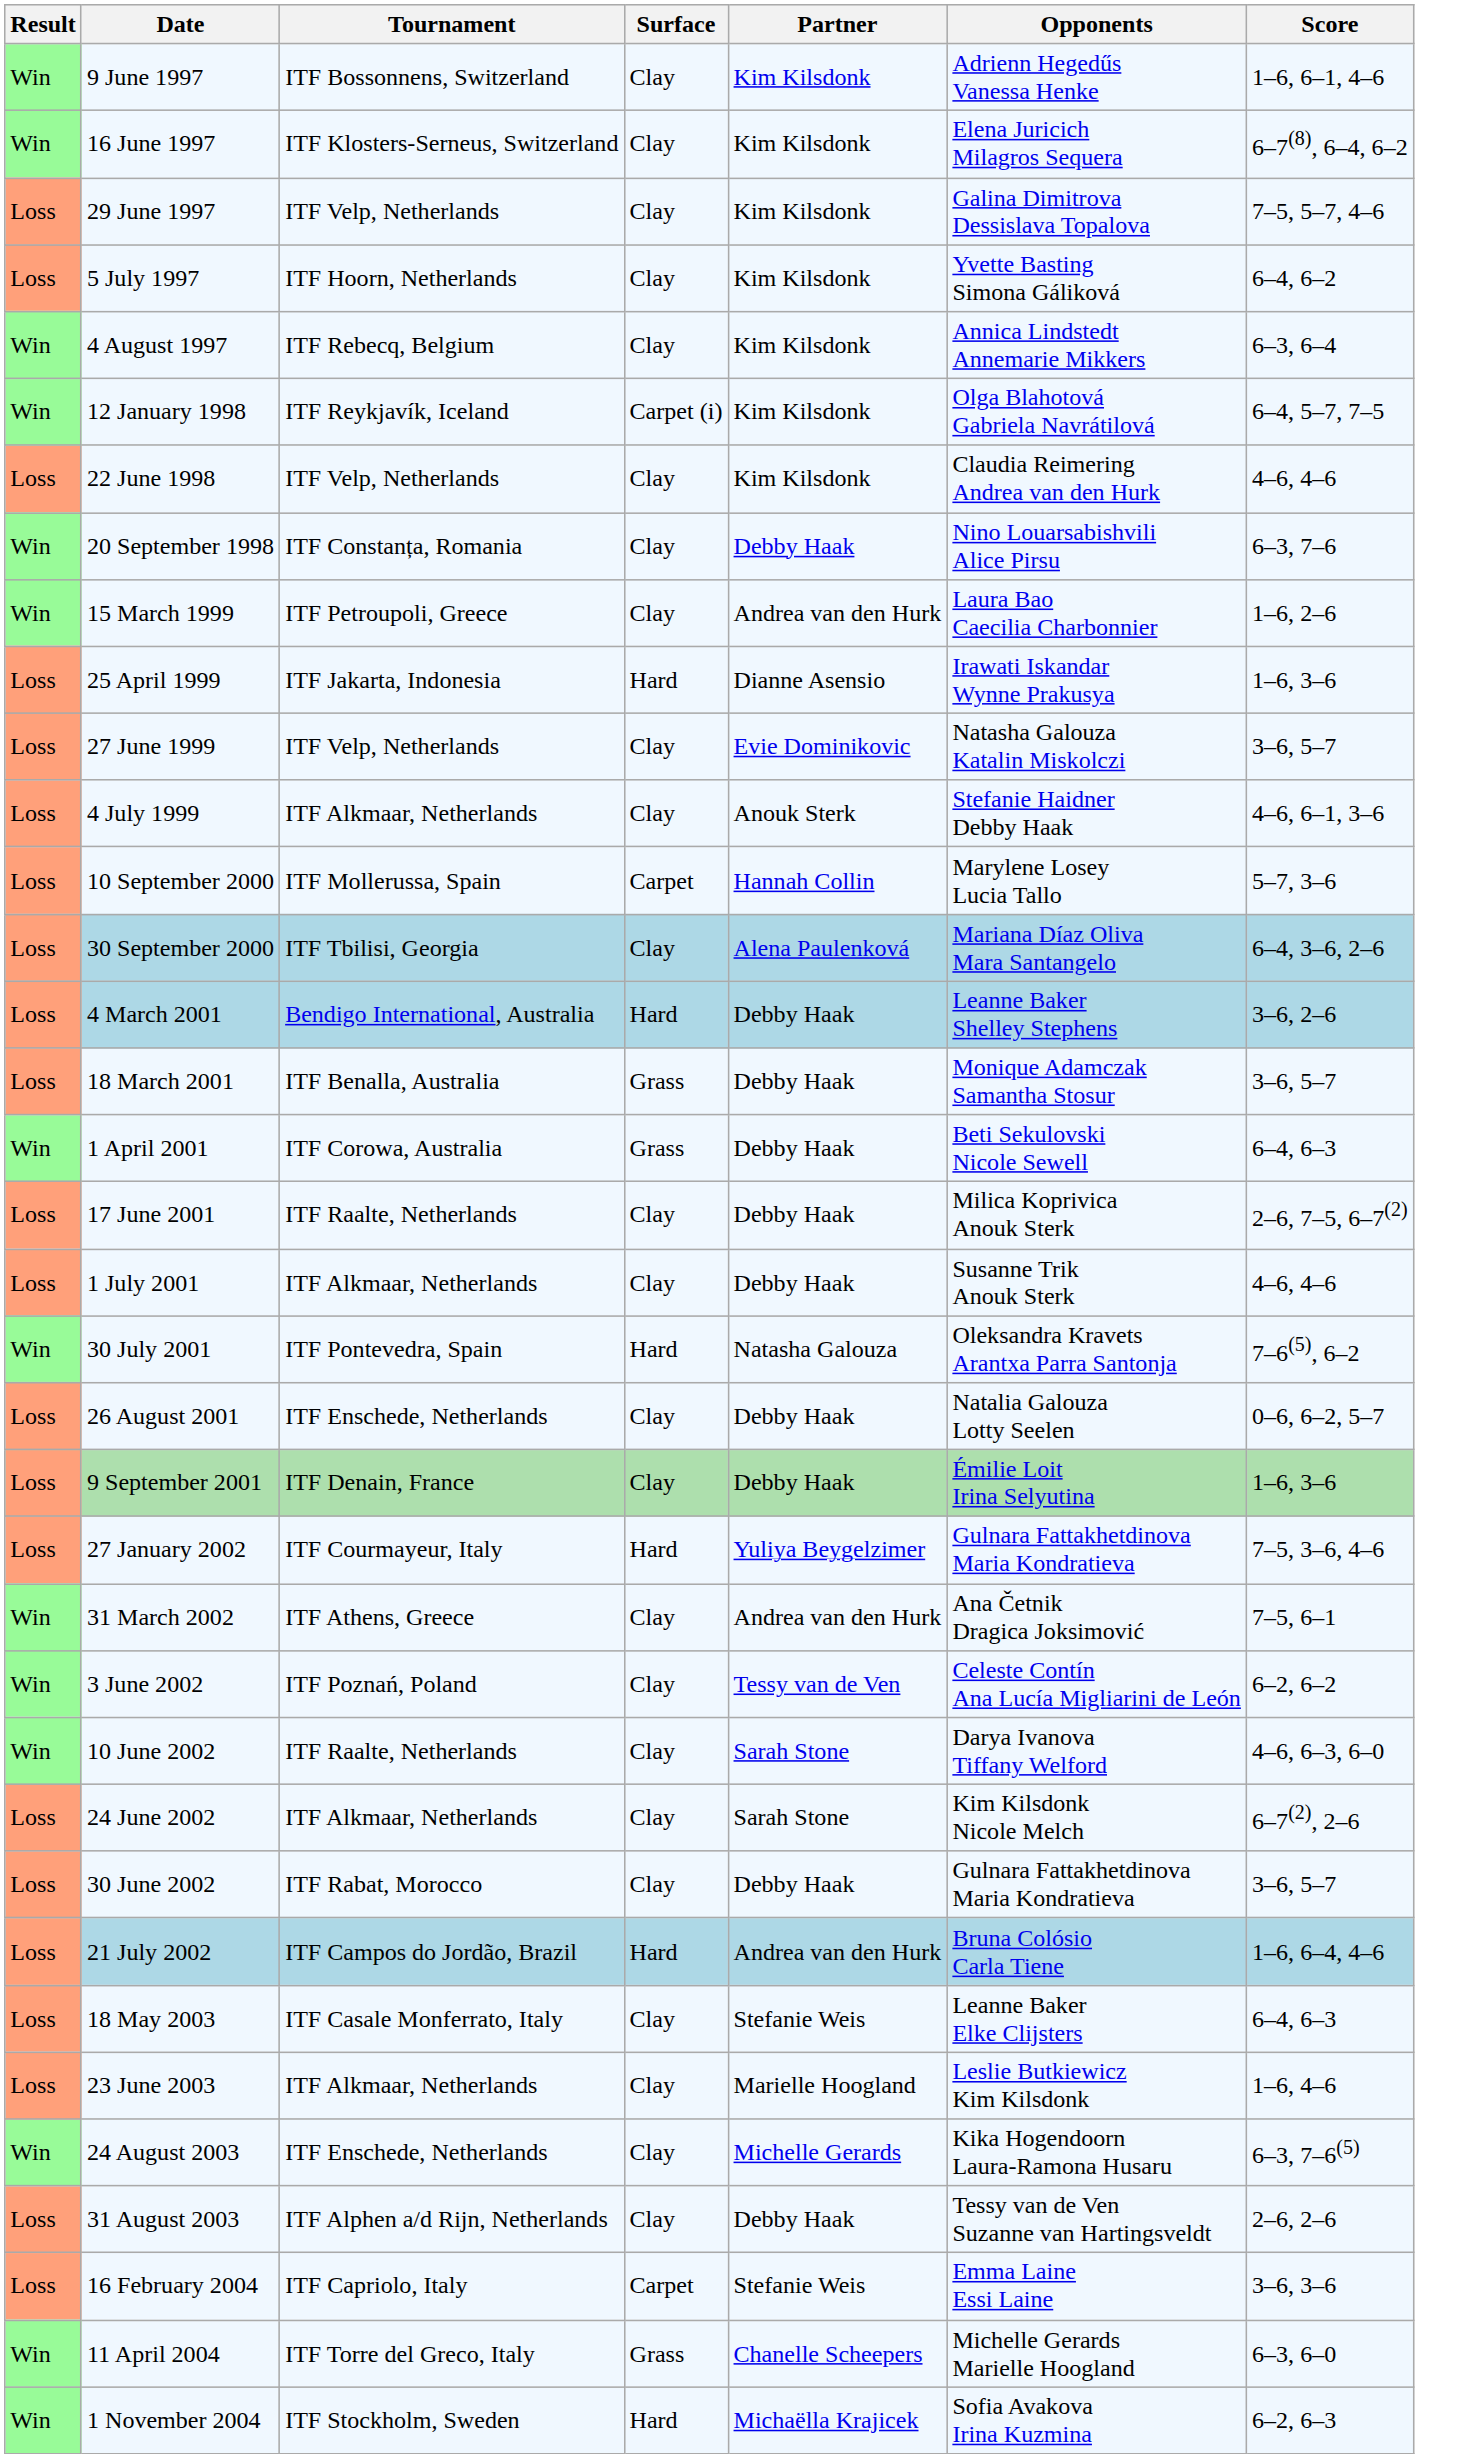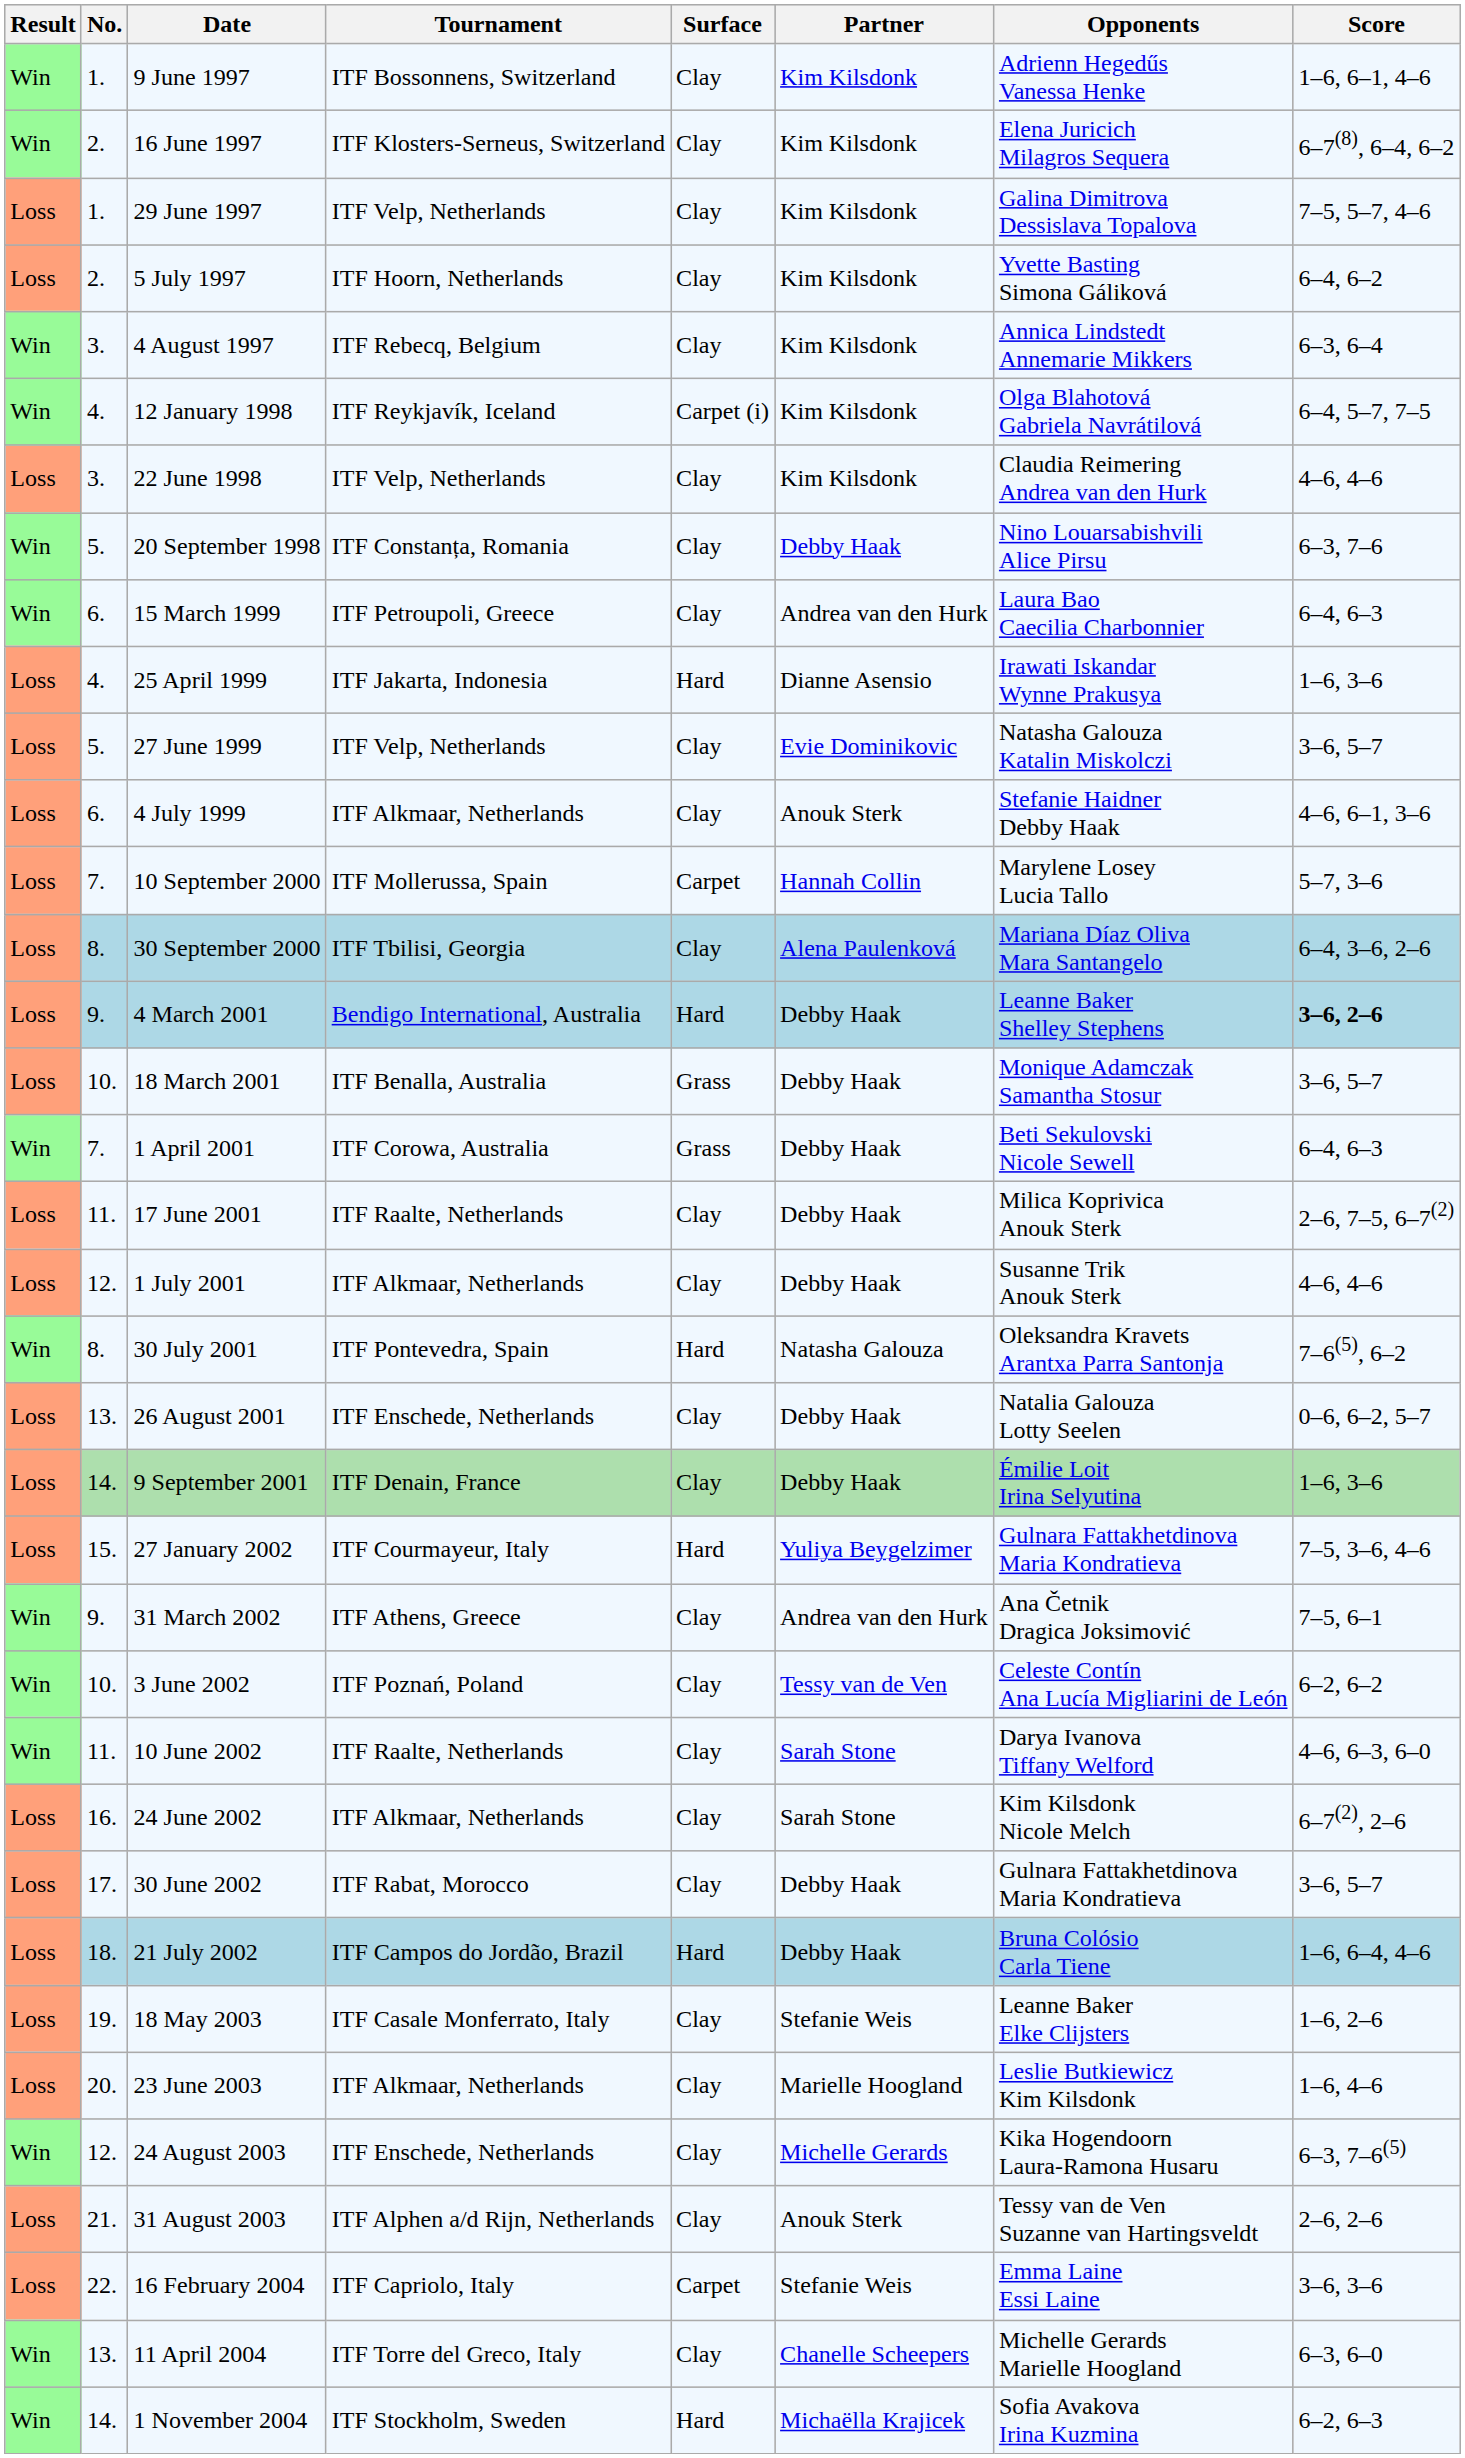+ column: (105, 23)
(1294, 612) 1–6, 2–6 -> (1341, 612) 6–4, 6–3
(1294, 1013) normal -> (1341, 1013) bold
(837, 1950) Andrea van den Hurk -> (841, 1950) Debby Haak
(1294, 2017) 6–4, 6–3 -> (1341, 2017) 1–6, 2–6
(794, 2218) Debby Haak -> (841, 2218) Anouk Sterk
(657, 2352) Grass -> (699, 2352) Clay
